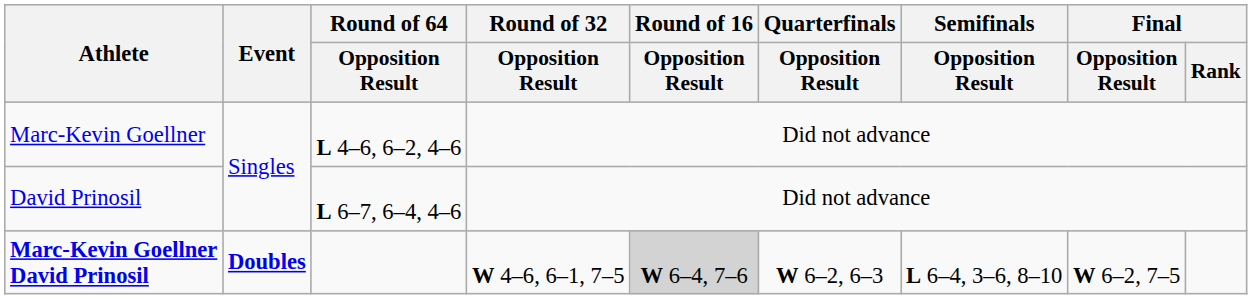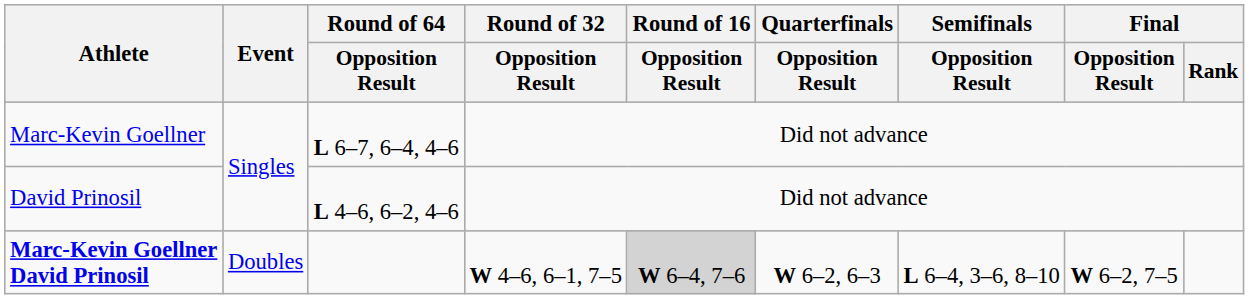(389, 147) L 4–6, 6–2, 4–6 -> (386, 147) L 6–7, 6–4, 4–6
(389, 211) L 6–7, 6–4, 4–6 -> (386, 211) L 4–6, 6–2, 4–6
(267, 262) bold -> (266, 262) normal
